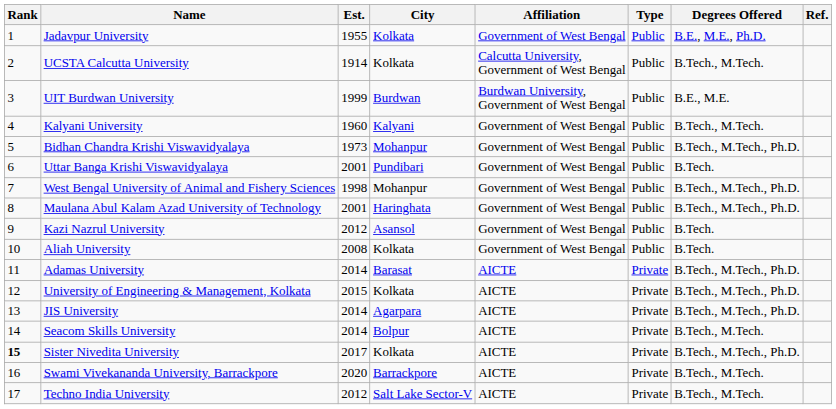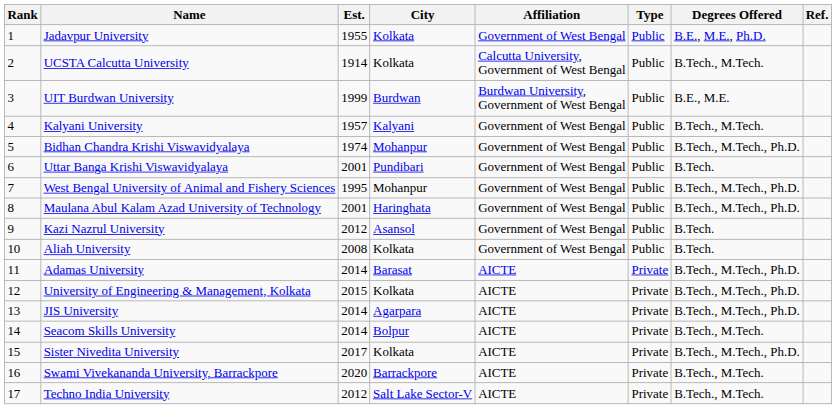(354, 126) 1960 -> (354, 126) 1957
(354, 146) 1973 -> (354, 146) 1974
(354, 187) 1998 -> (354, 187) 1995
(14, 352) bold -> (14, 352) normal
